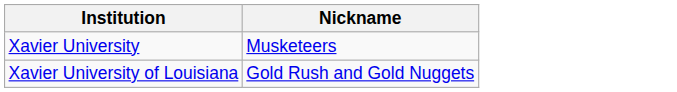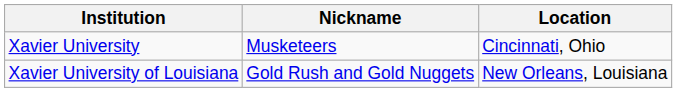+ column: (575, 18)
